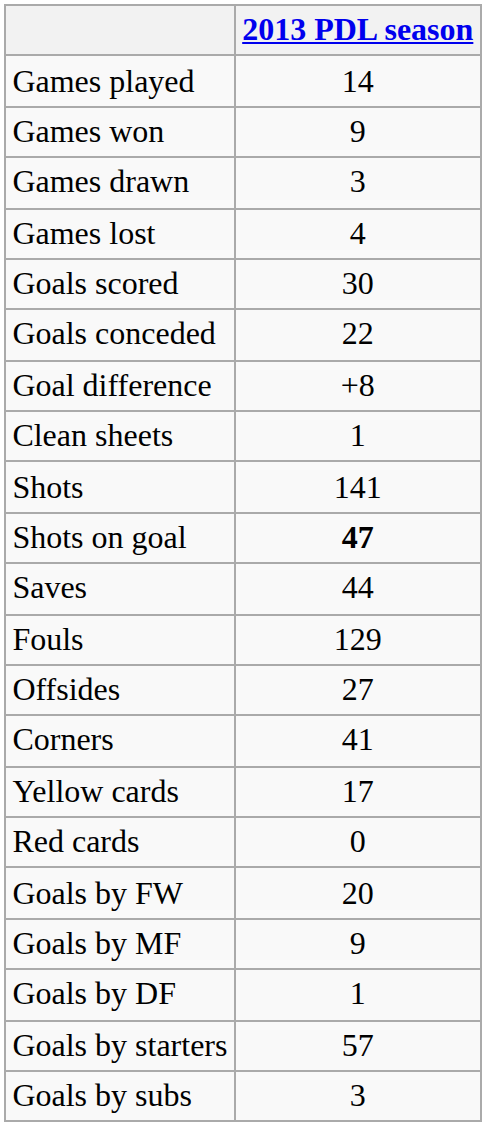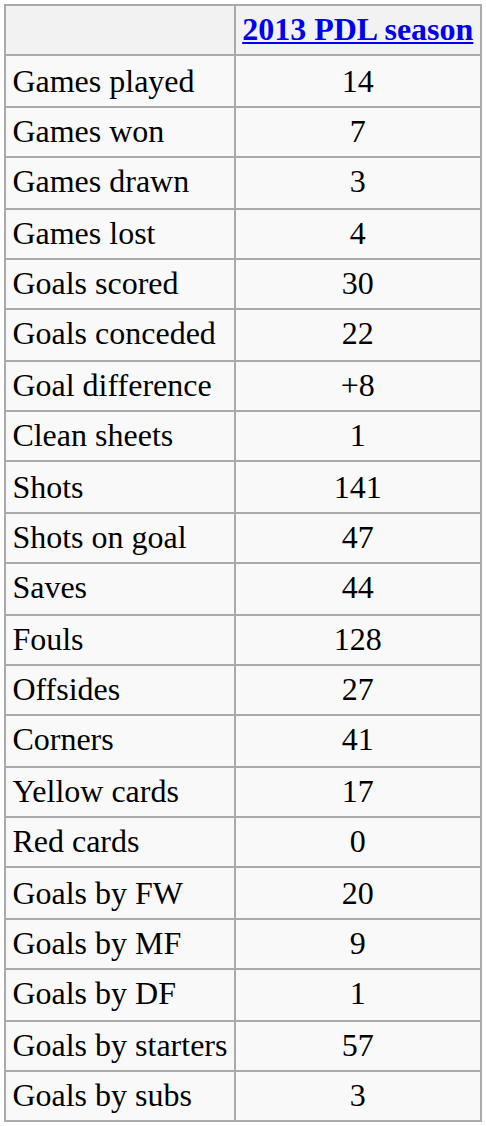(358, 131) 9 -> (358, 131) 7
(358, 537) bold -> (358, 537) normal
(358, 638) 129 -> (358, 638) 128
